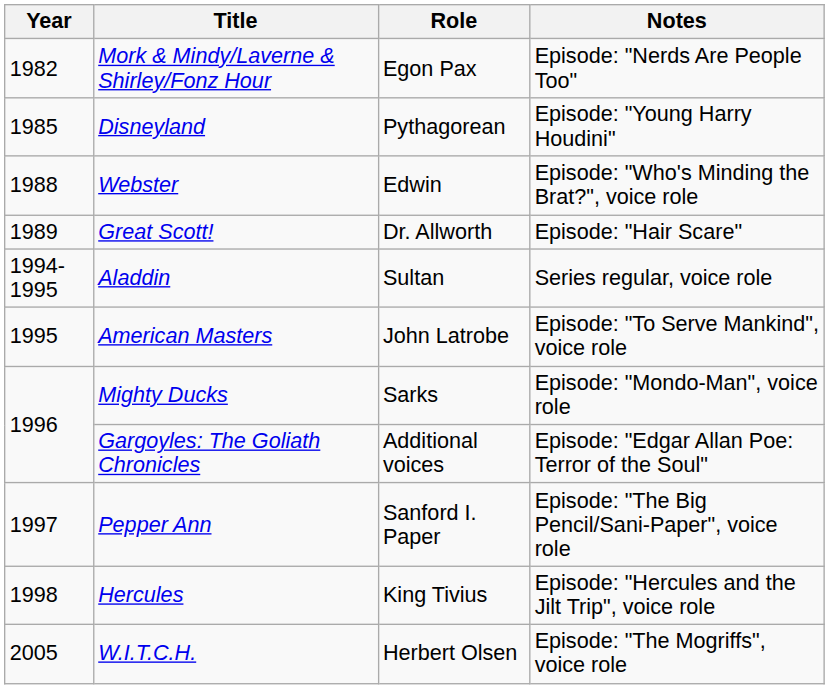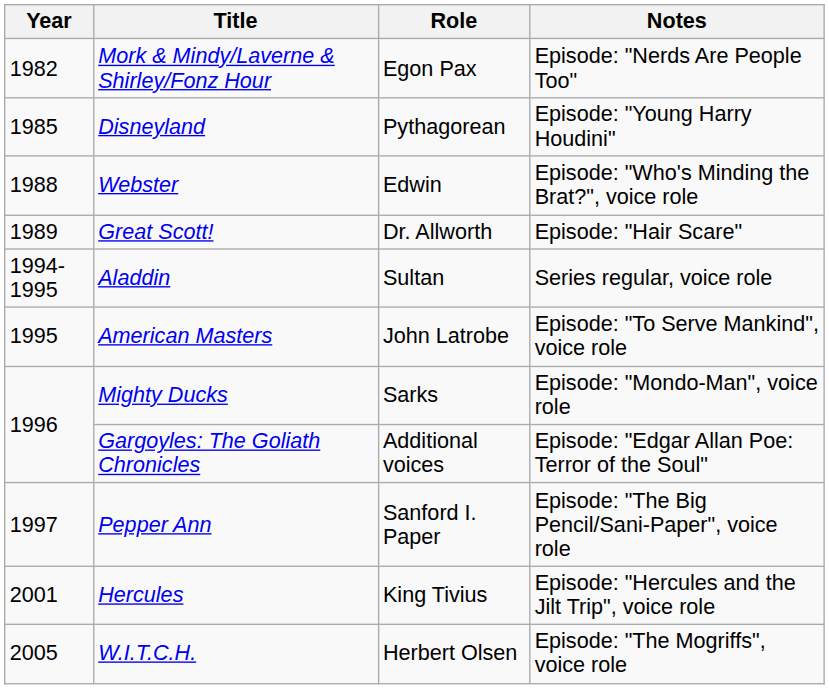(34, 595) 1998 -> (34, 595) 2001
